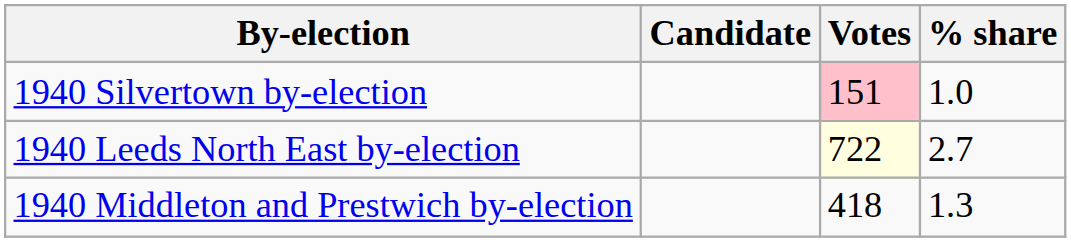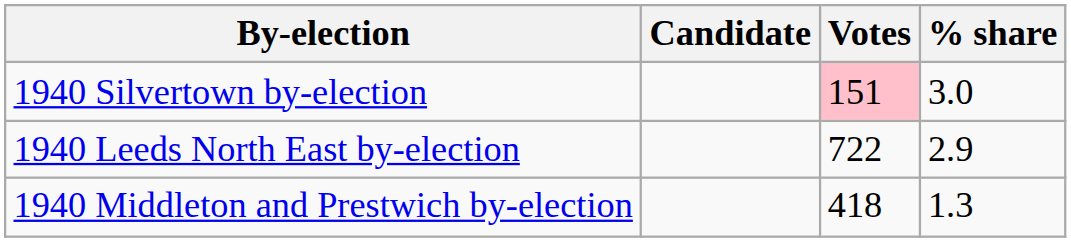(951, 90) 1.0 -> (951, 90) 3.0
(855, 148) lightyellow background -> (855, 148) no background
(951, 148) 2.7 -> (951, 148) 2.9
